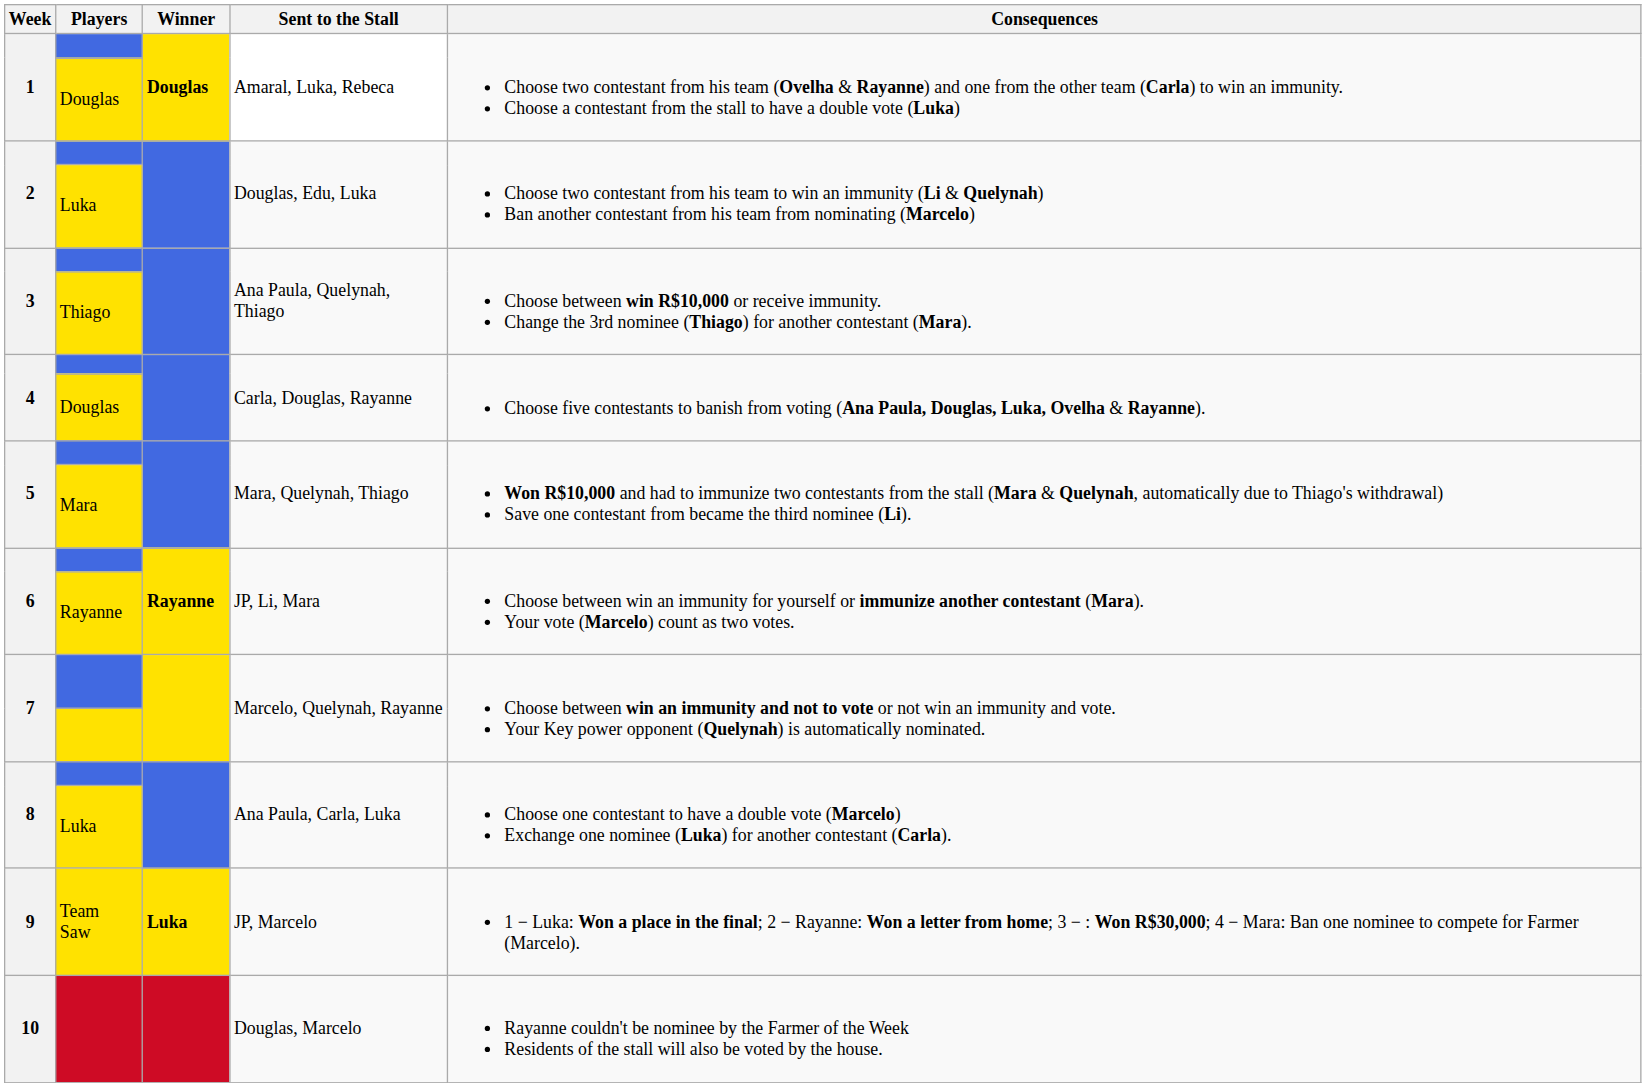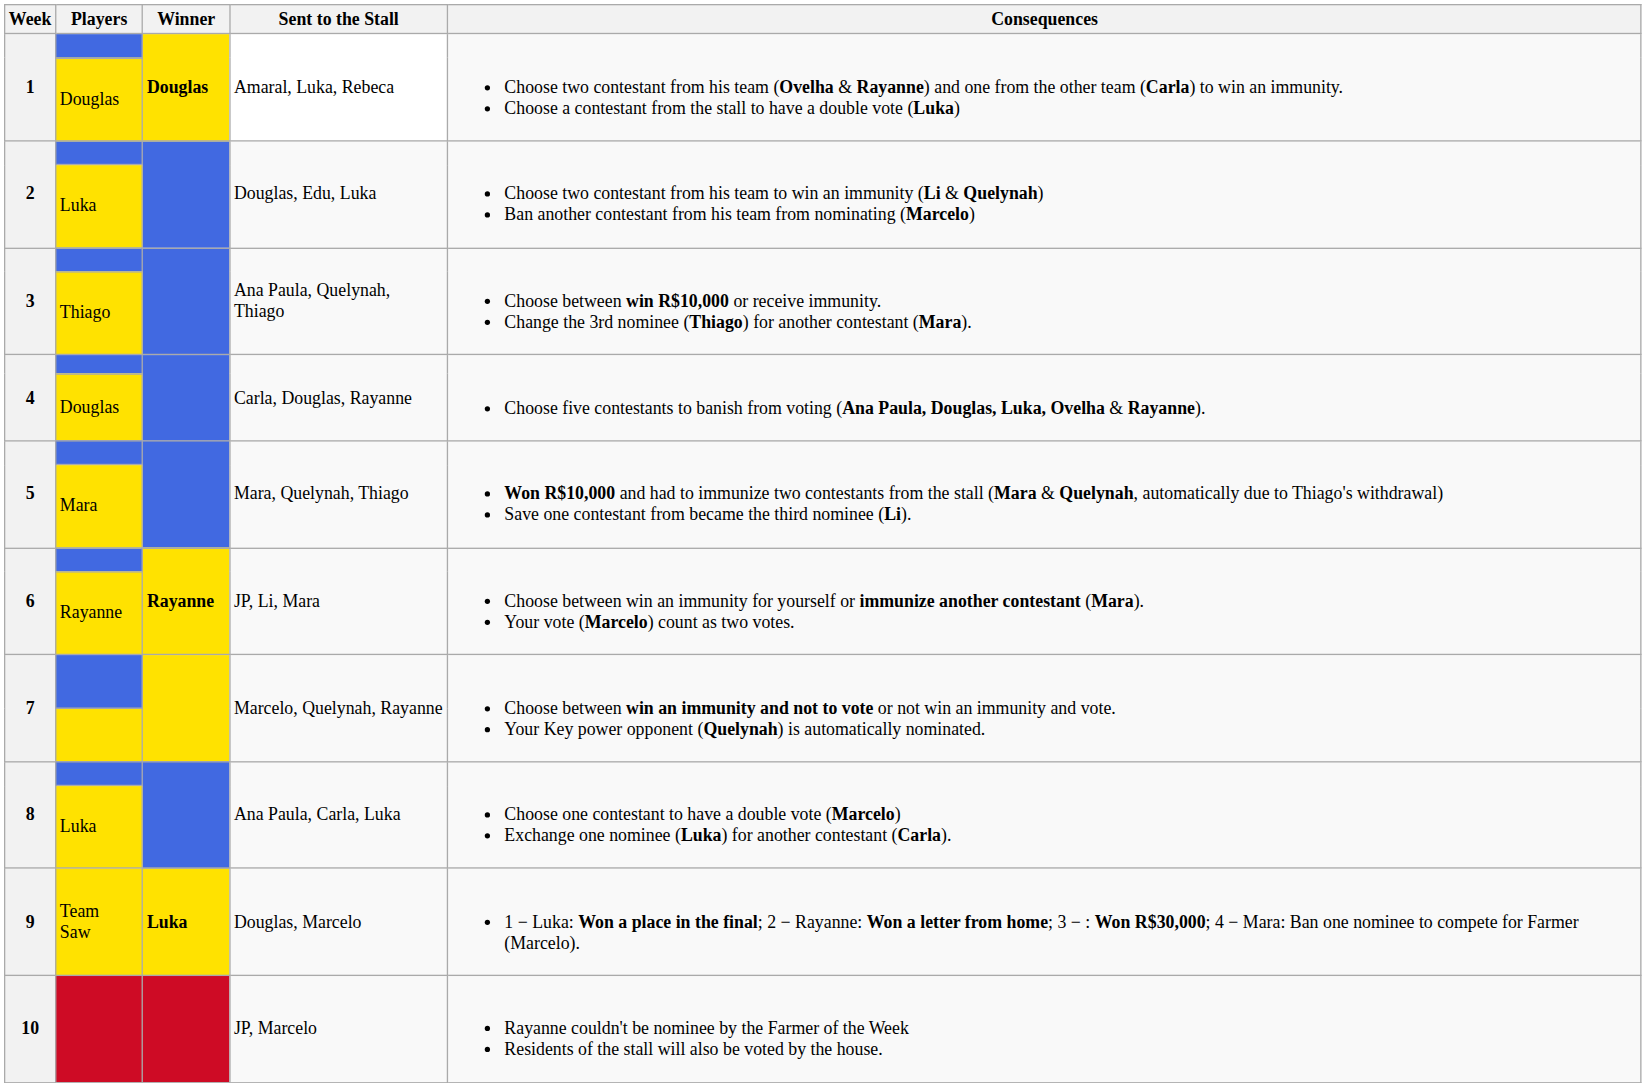(275, 921) JP, Marcelo -> (298, 921) Douglas, Marcelo
(298, 1028) Douglas, Marcelo -> (275, 1028) JP, Marcelo
